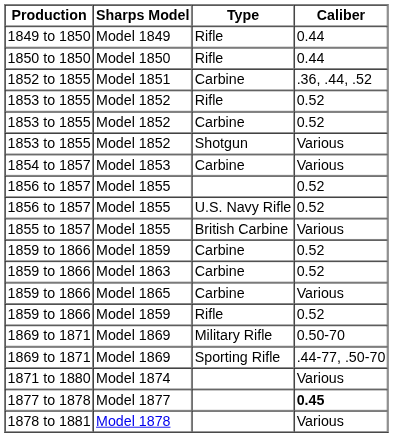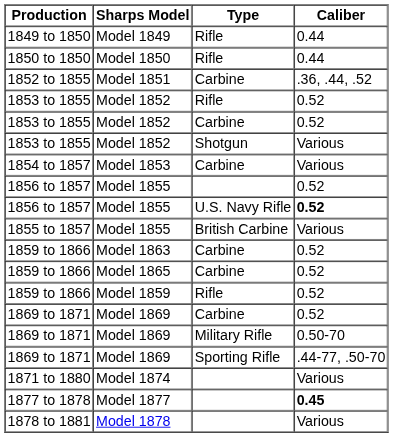(310, 207) normal -> (310, 207) bold
- row: (133, 250)
(320, 293) Various -> (310, 271) 0.52
+ row: (133, 314)
